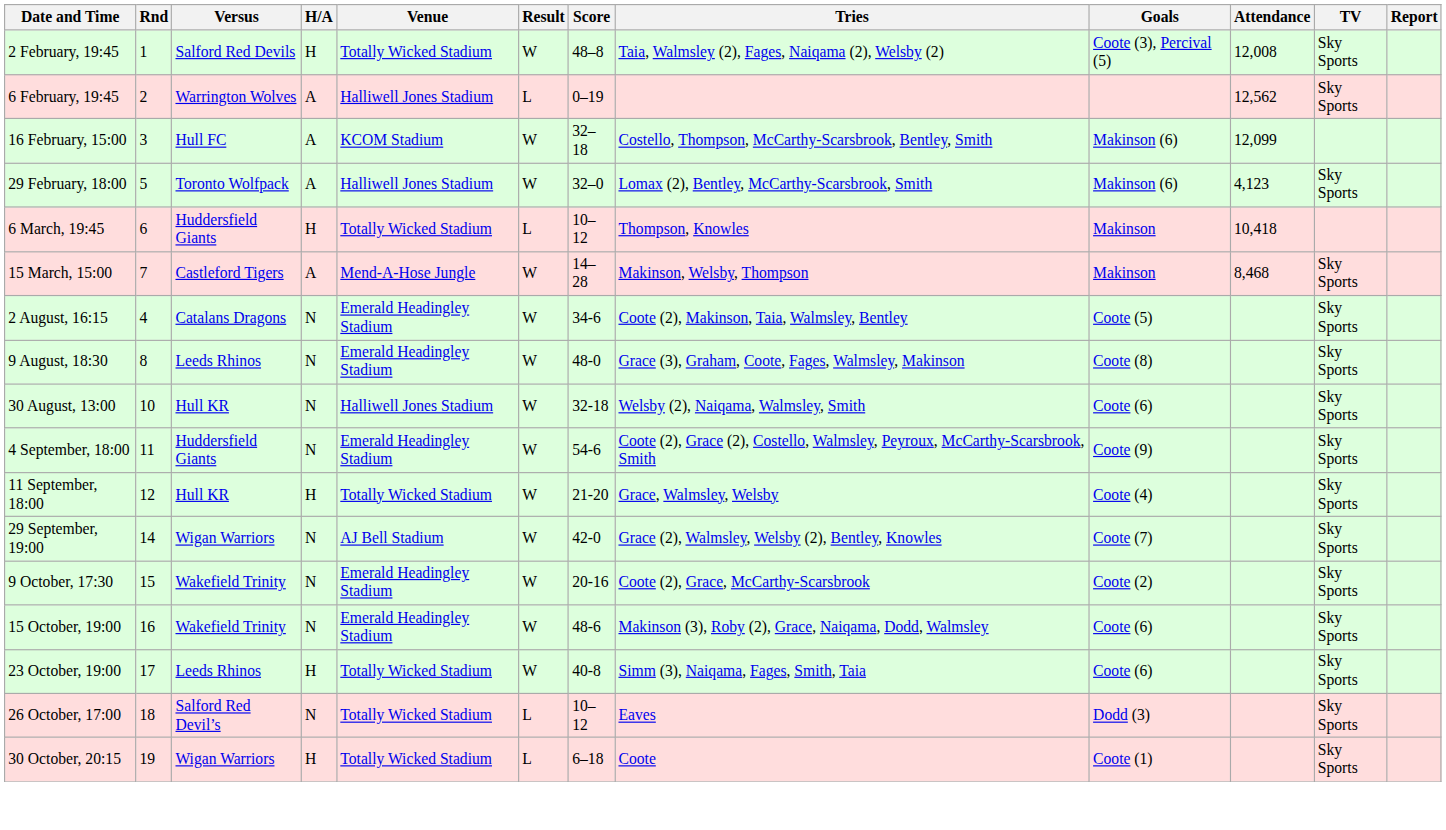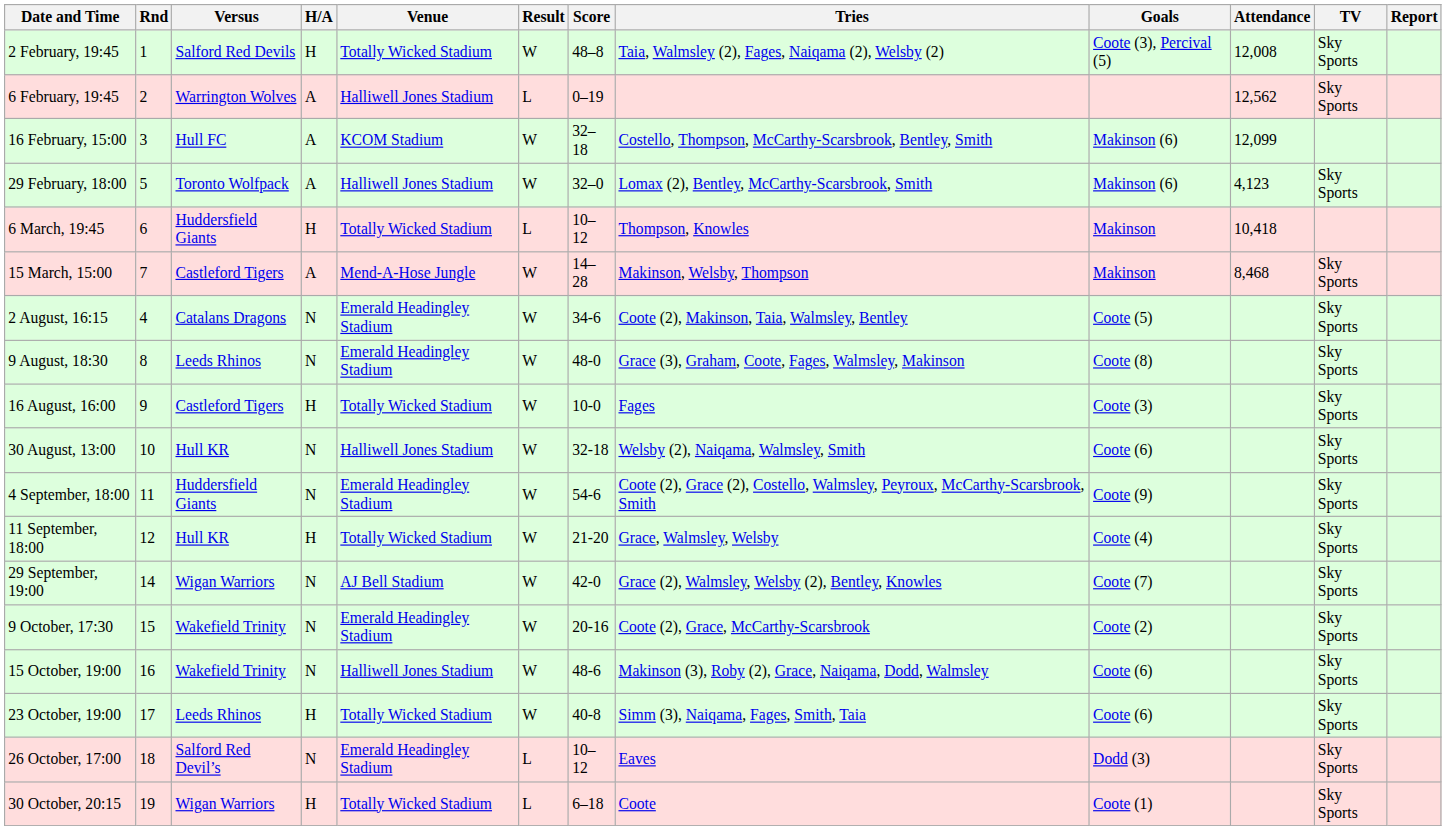+ row: (62, 405)
(405, 626) Emerald Headingley Stadium -> (417, 670) Halliwell Jones Stadium
(416, 715) Totally Wicked Stadium -> (405, 759) Emerald Headingley Stadium
